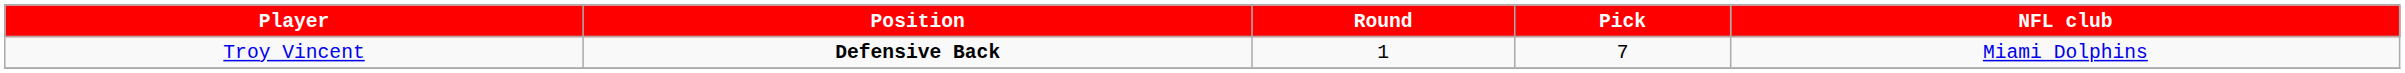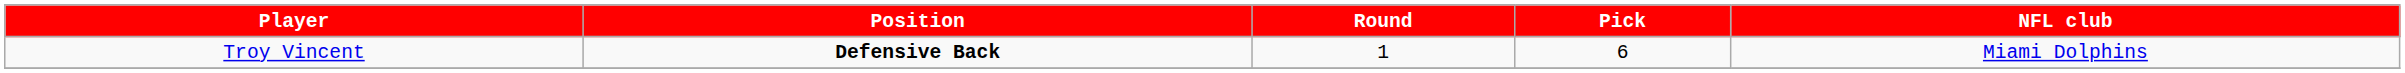(1623, 53) 7 -> (1623, 53) 6
